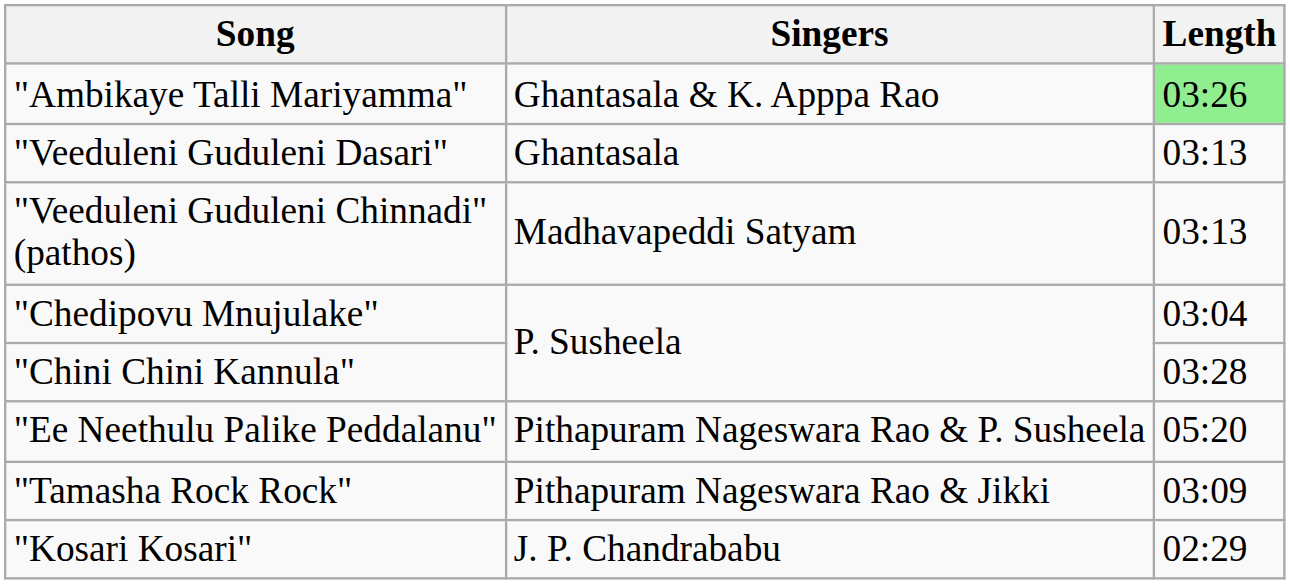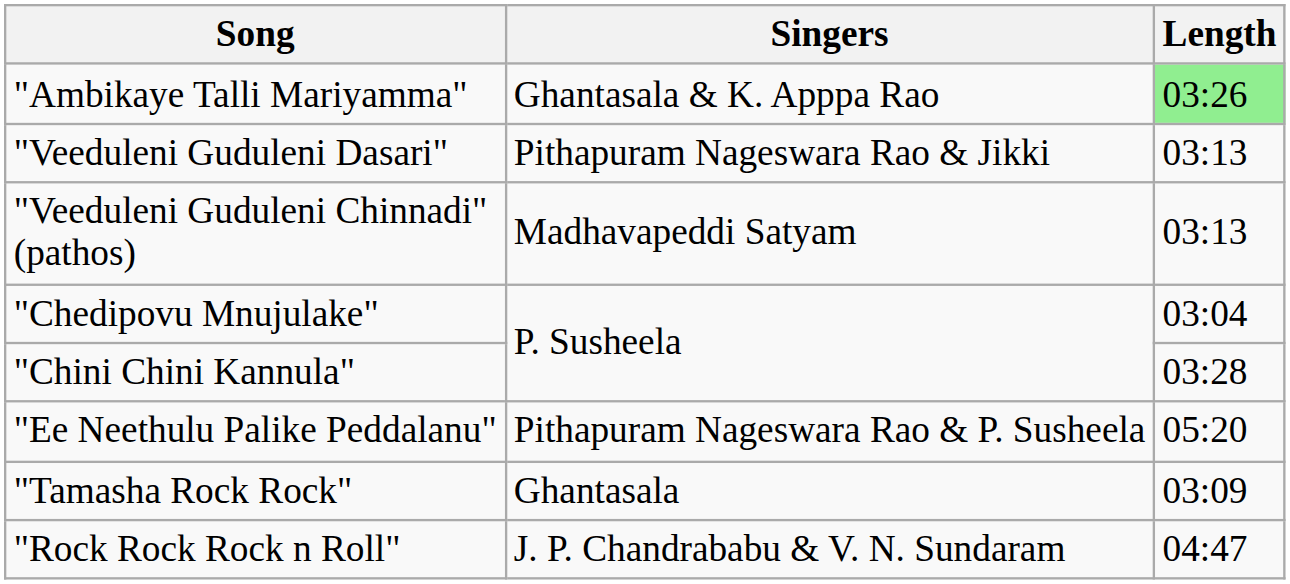(597, 152) Ghantasala -> (782, 152) Pithapuram Nageswara Rao & Jikki
(782, 489) Pithapuram Nageswara Rao & Jikki -> (597, 489) Ghantasala
+ row: (207, 548)
- row: (133, 548)
